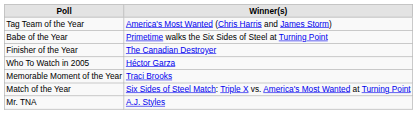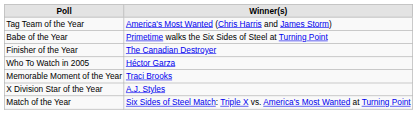+ row: (54, 89)
- row: (21, 102)
